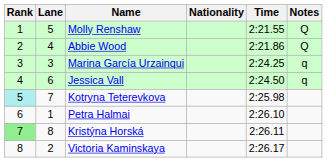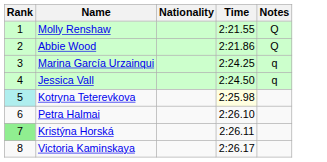- column: (50, 13)
(267, 98) no background -> (237, 98) lightyellow background
